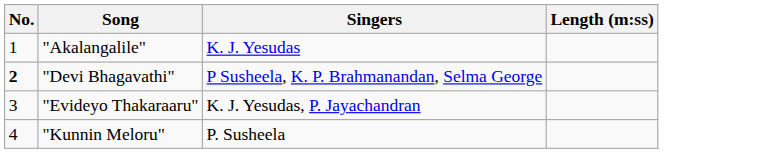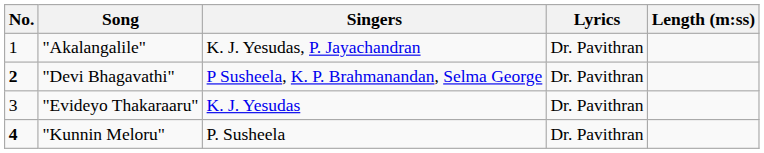+ column: (597, 19)
(253, 47) K. J. Yesudas -> (314, 47) K. J. Yesudas, P. Jayachandran
(314, 105) K. J. Yesudas, P. Jayachandran -> (253, 105) K. J. Yesudas
(13, 134) normal -> (13, 134) bold
